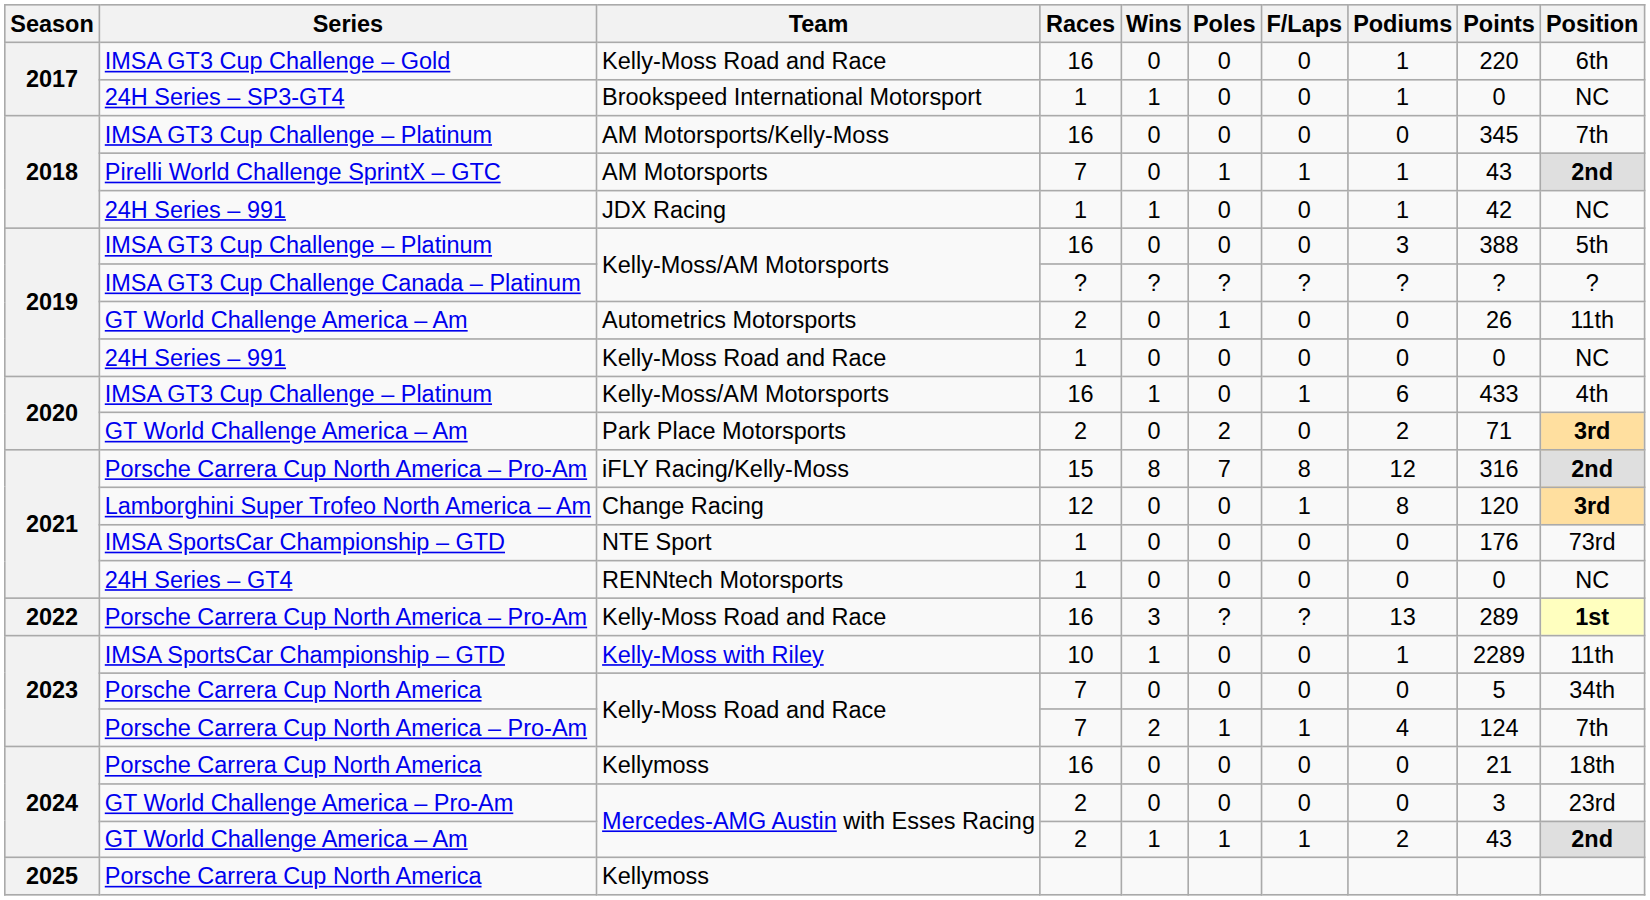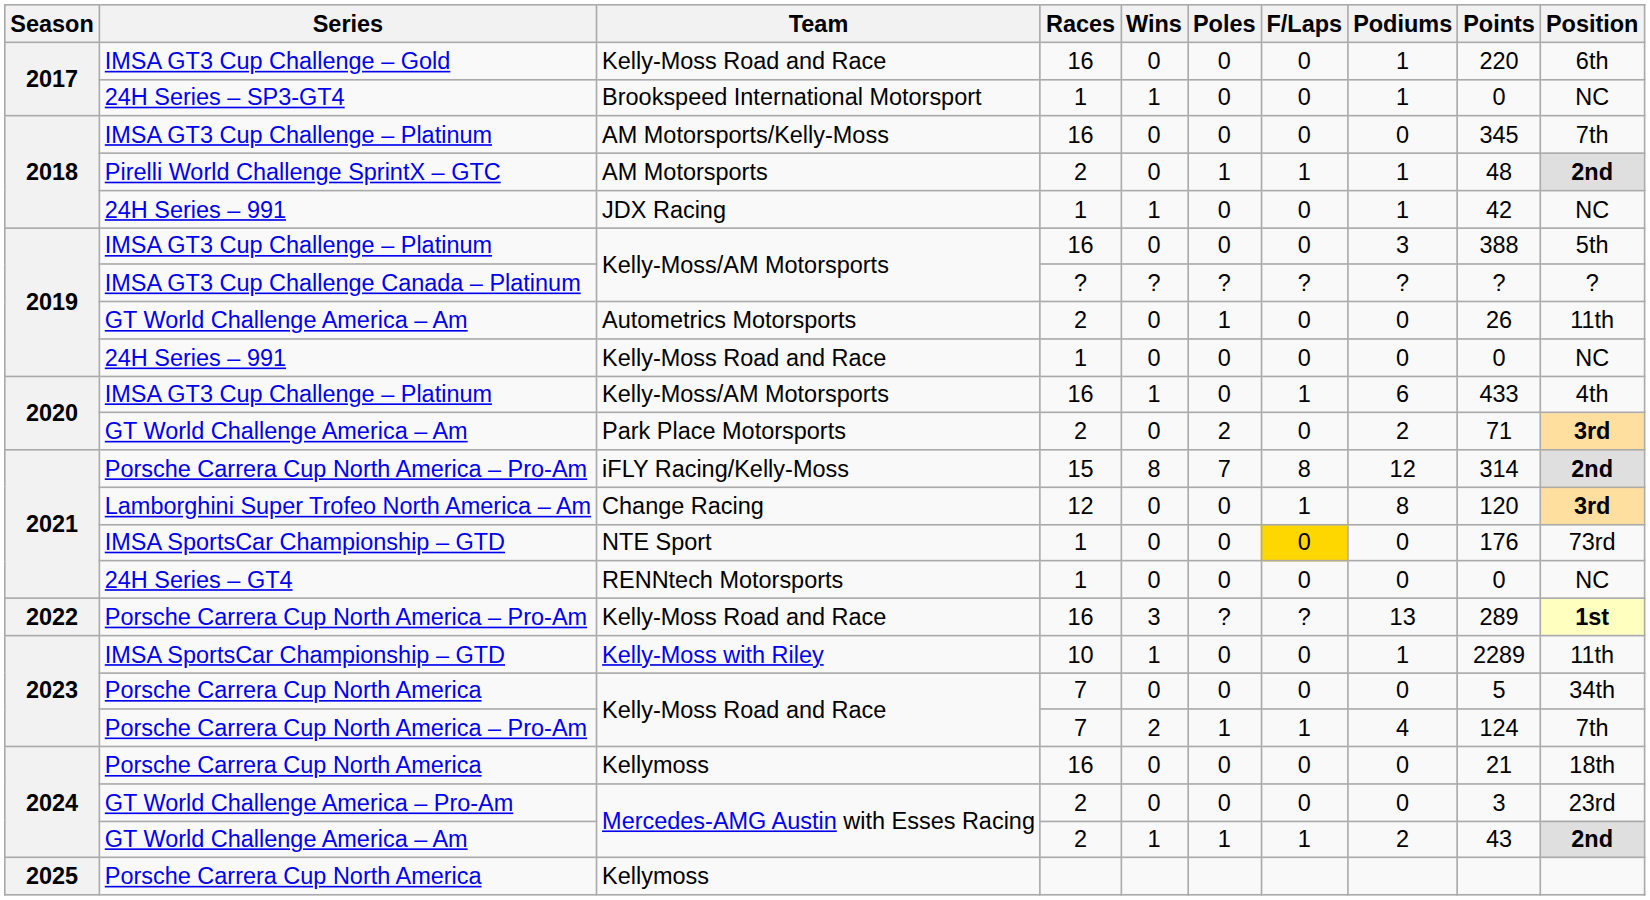(1081, 172) 7 -> (1081, 172) 2
(1499, 172) 43 -> (1499, 172) 48
(1499, 469) 316 -> (1499, 469) 314
(1304, 543) no background -> (1304, 543) gold background
